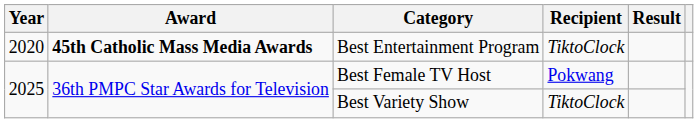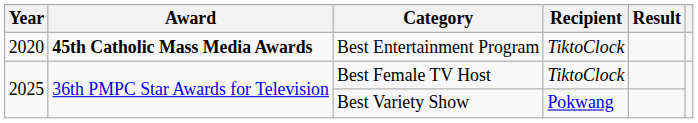(581, 74) Pokwang -> (586, 74) TiktoClock
(586, 103) TiktoClock -> (581, 103) Pokwang
